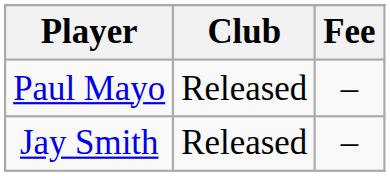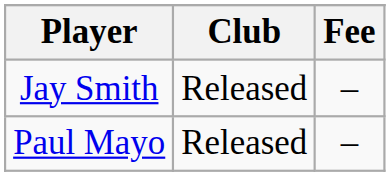rows swapped: (89, 87) <-> (89, 142)
